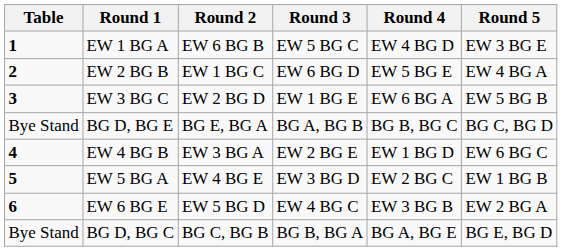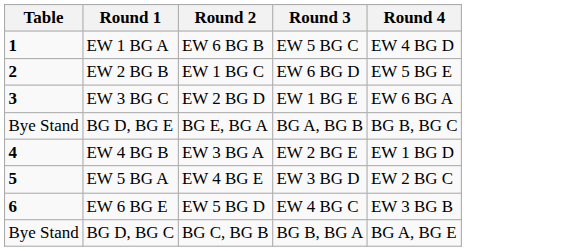- column: (509, 17)
